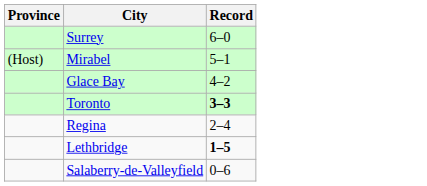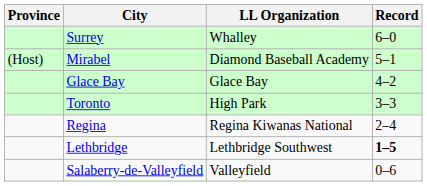+ column: (289, 15)
(220, 103) bold -> (386, 103) normal
